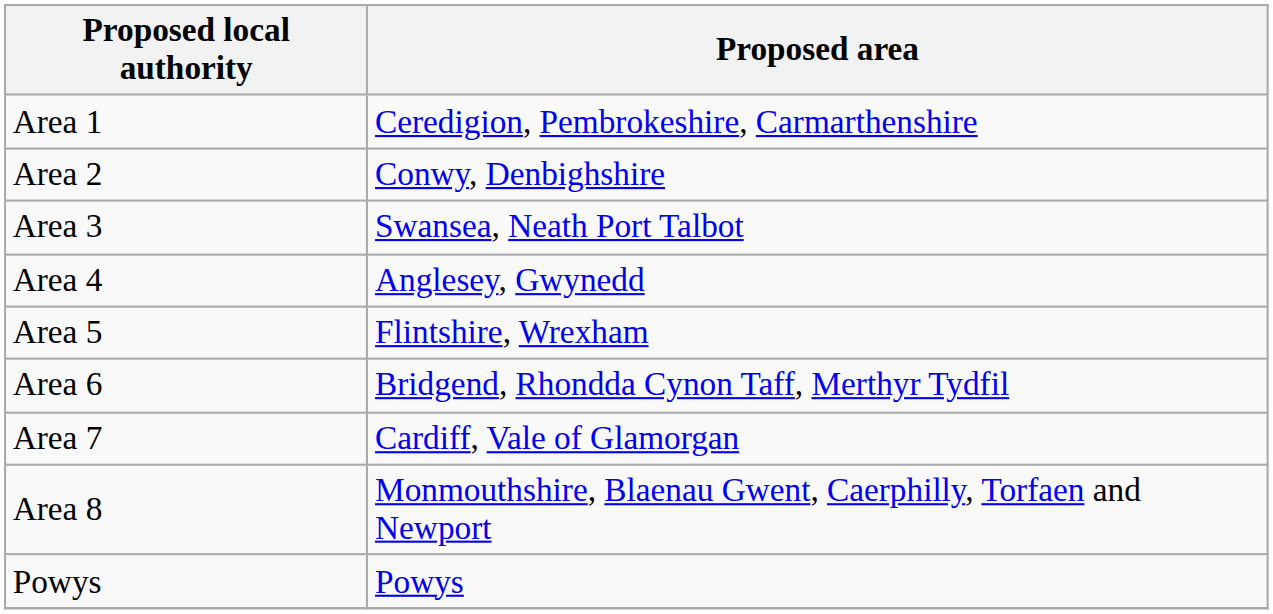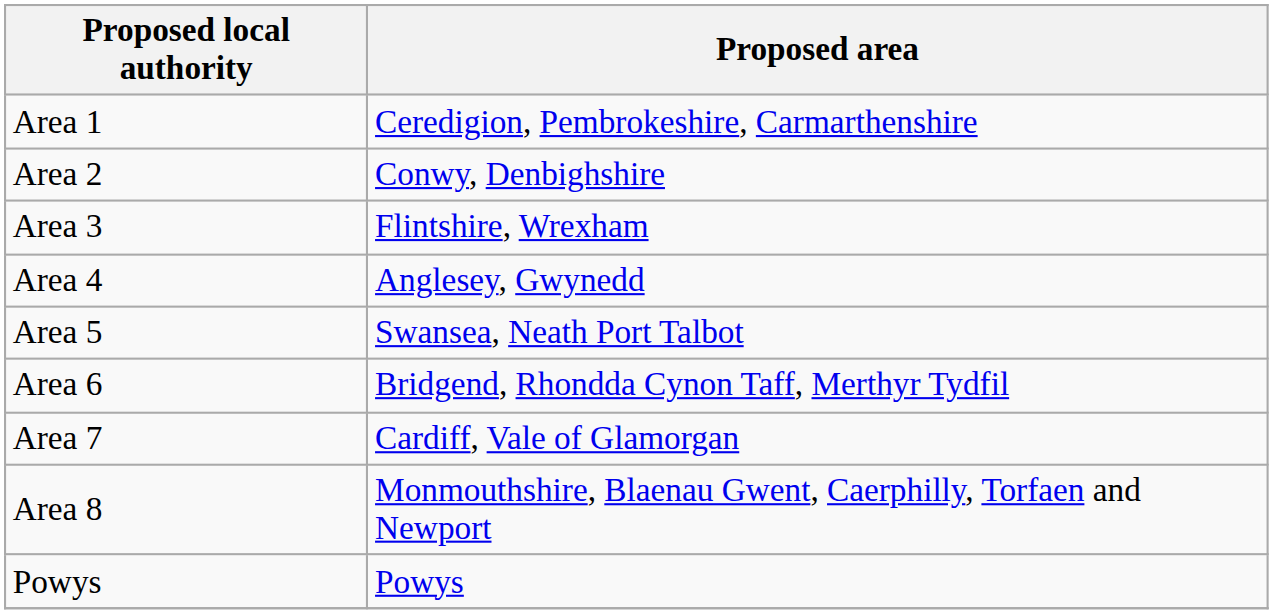(559, 226) Swansea, Neath Port Talbot -> (512, 226) Flintshire, Wrexham
(512, 332) Flintshire, Wrexham -> (559, 332) Swansea, Neath Port Talbot
